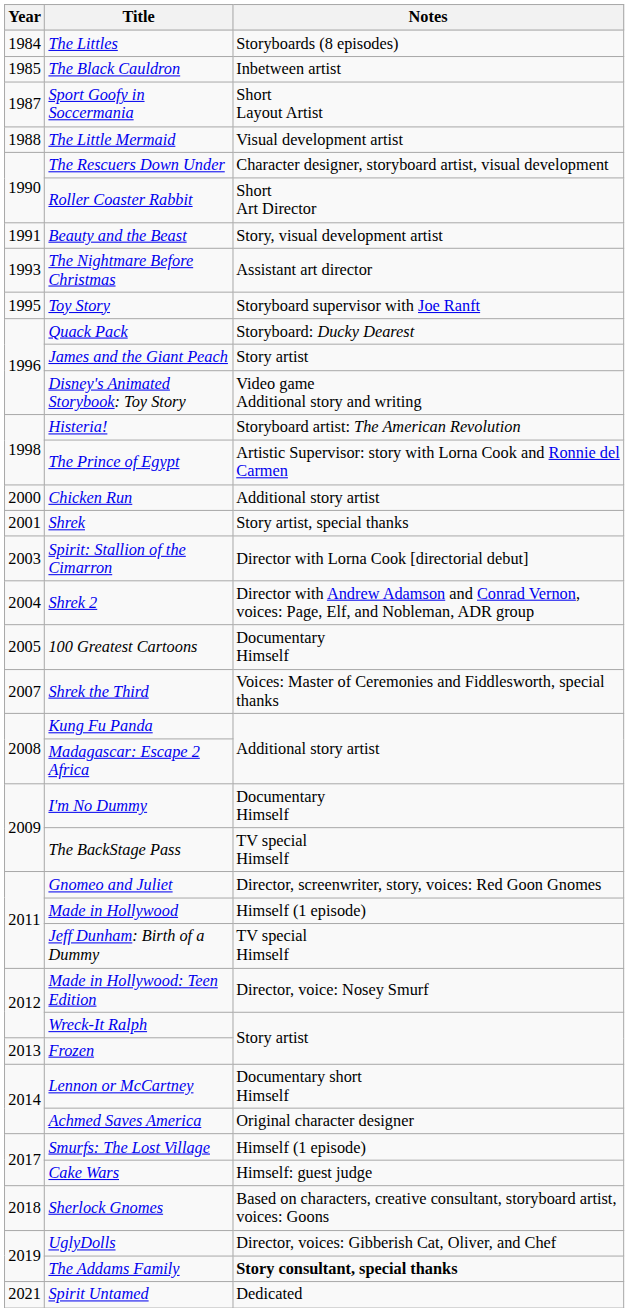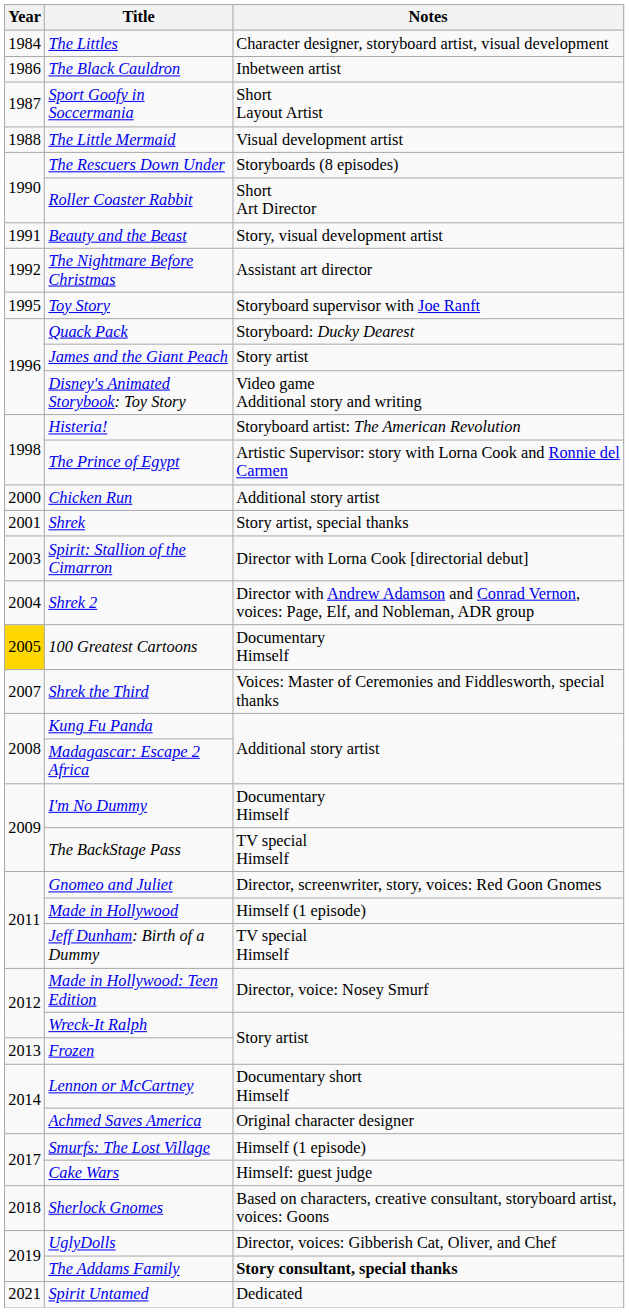(317, 43) Storyboards (8 episodes) -> (422, 43) Character designer, storyboard artist, visual development
(25, 69) 1985 -> (25, 69) 1986
(422, 165) Character designer, storyboard artist, visual development -> (317, 165) Storyboards (8 episodes)
(25, 270) 1993 -> (25, 270) 1992
(25, 646) no background -> (25, 646) gold background
